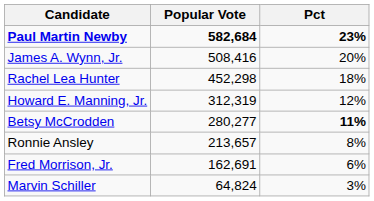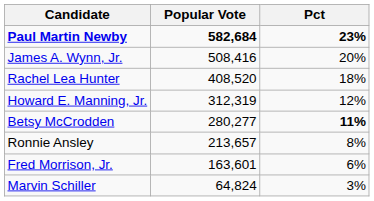(232, 79) 452,298 -> (232, 79) 408,520
(232, 164) 162,691 -> (232, 164) 163,601
